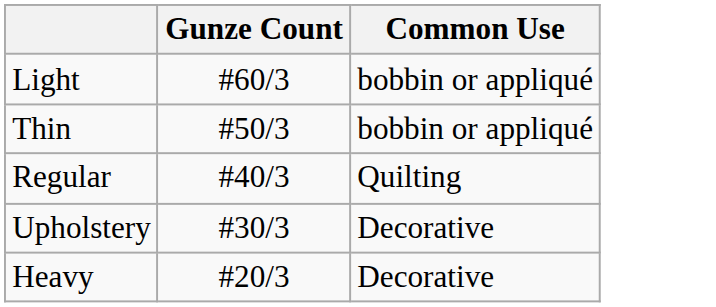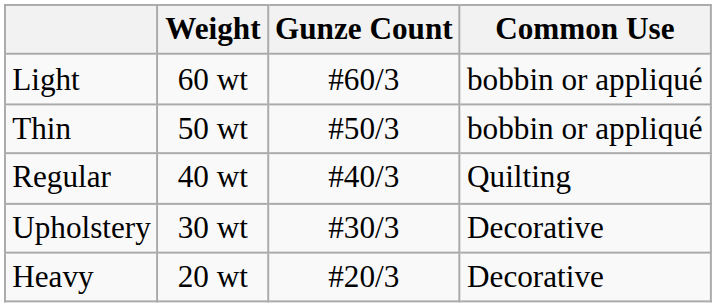+ column: (213, 29)
